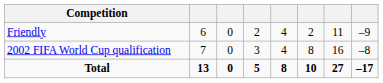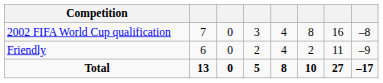rows swapped: (27, 31) <-> (89, 50)
